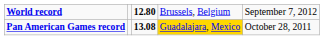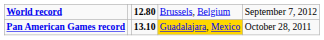(145, 27) 13.08 -> (145, 27) 13.10
